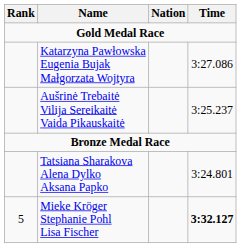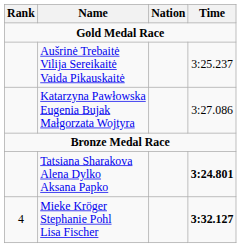rows swapped: (82, 110) <-> (93, 64)
(212, 174) normal -> (212, 174) bold
(21, 219) 5 -> (21, 219) 4
